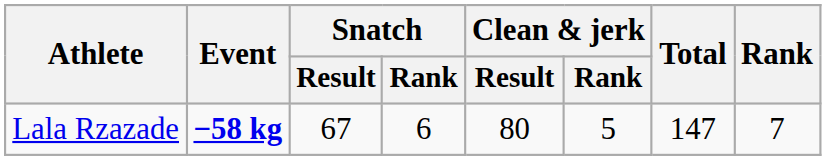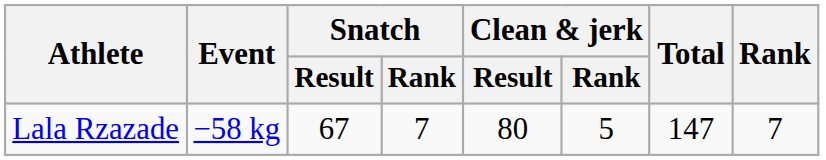(238, 129) bold -> (237, 129) normal
(424, 129) 6 -> (422, 129) 7
